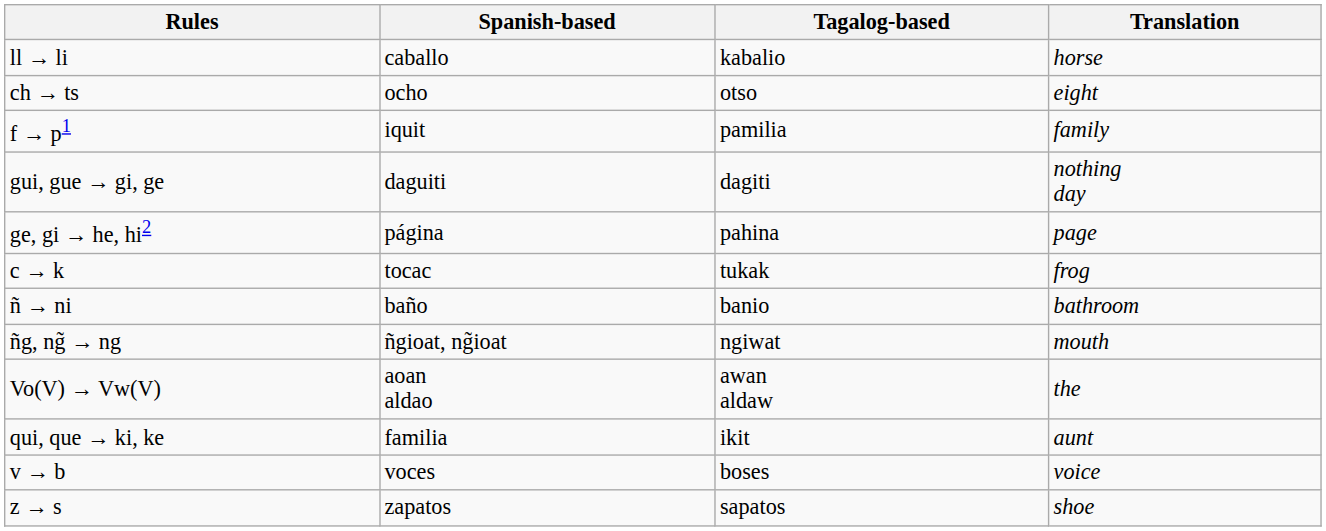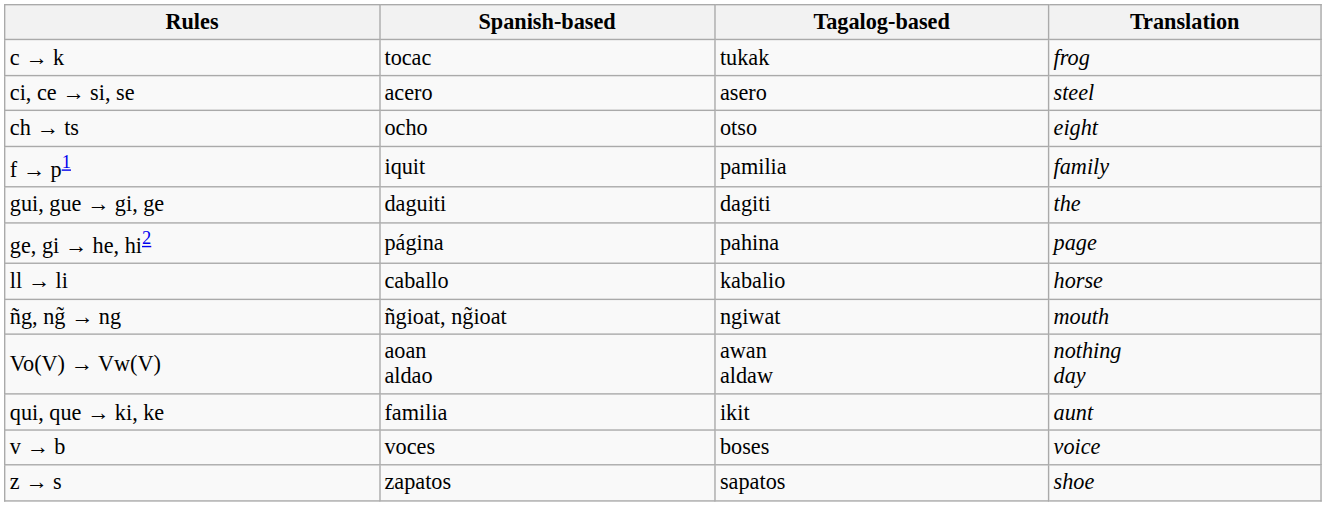rows swapped: (37, 270) <-> (39, 57)
+ row: (72, 92)
(1087, 181) nothing day -> (1067, 204) the
- row: (41, 306)
(1067, 389) the -> (1087, 364) nothing day
